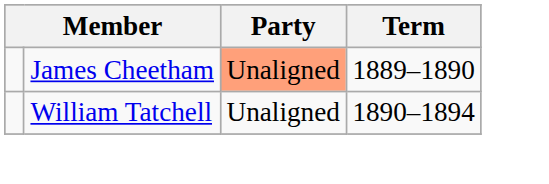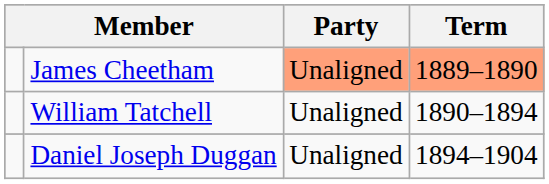(414, 69) no background -> (476, 69) lightsalmon background
+ row: (154, 155)
